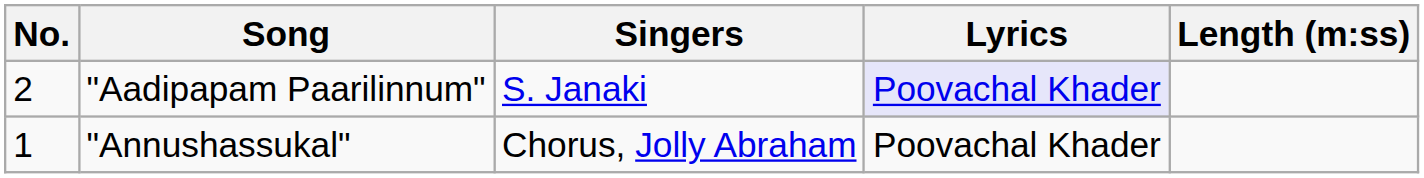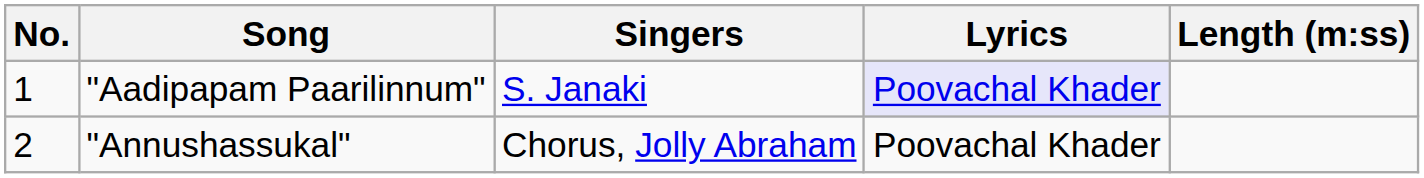(23, 89) 2 -> (23, 89) 1
(23, 145) 1 -> (23, 145) 2
